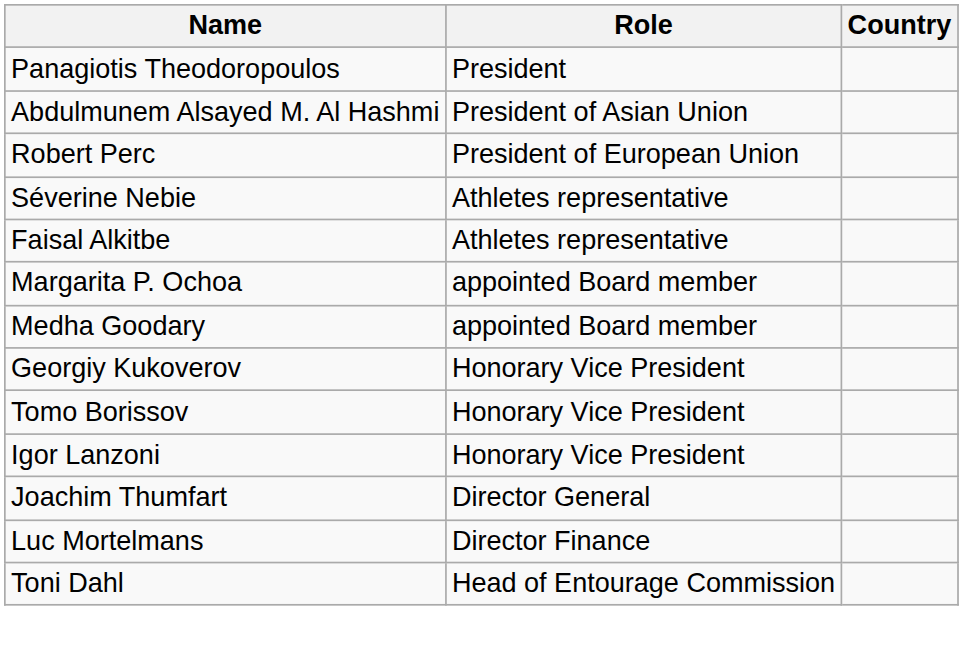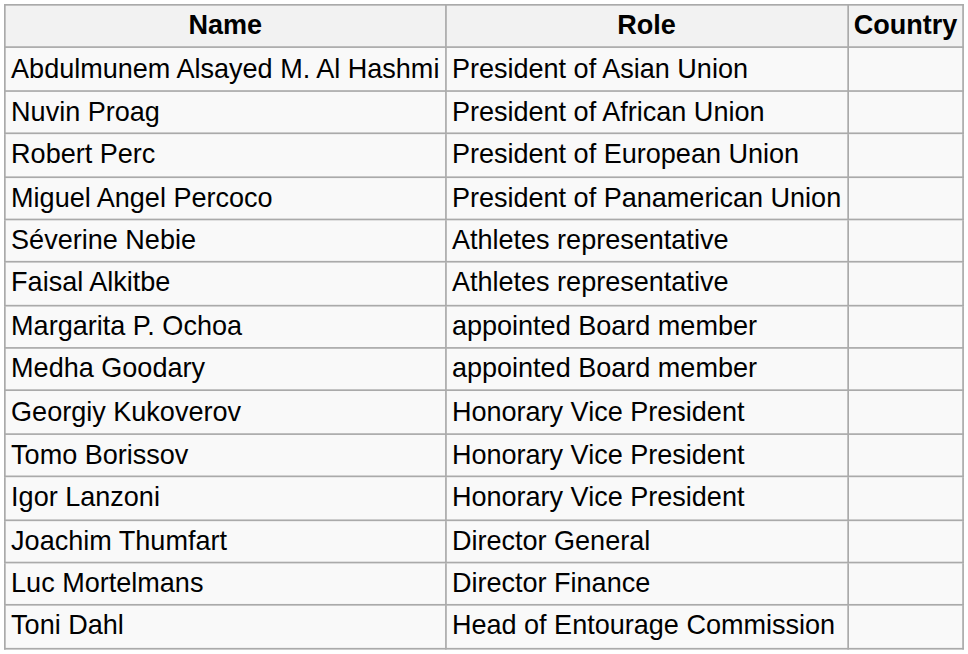- row: (175, 68)
+ row: (85, 111)
+ row: (142, 197)
